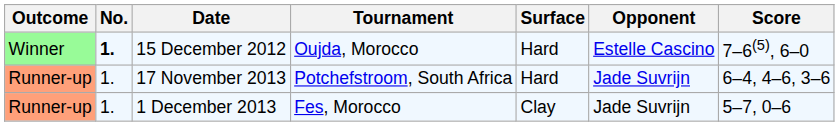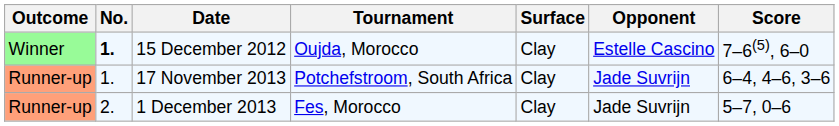(540, 48) Hard -> (538, 48) Clay
(540, 79) Hard -> (538, 79) Clay
(107, 106) 1. -> (107, 106) 2.
